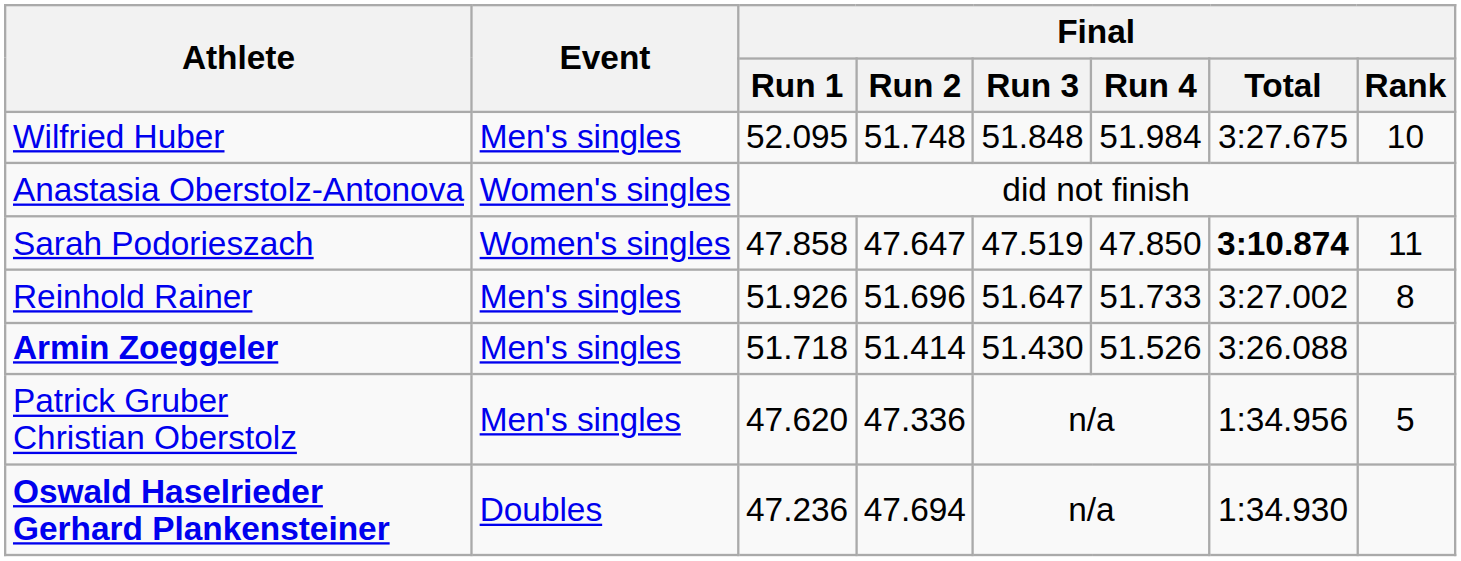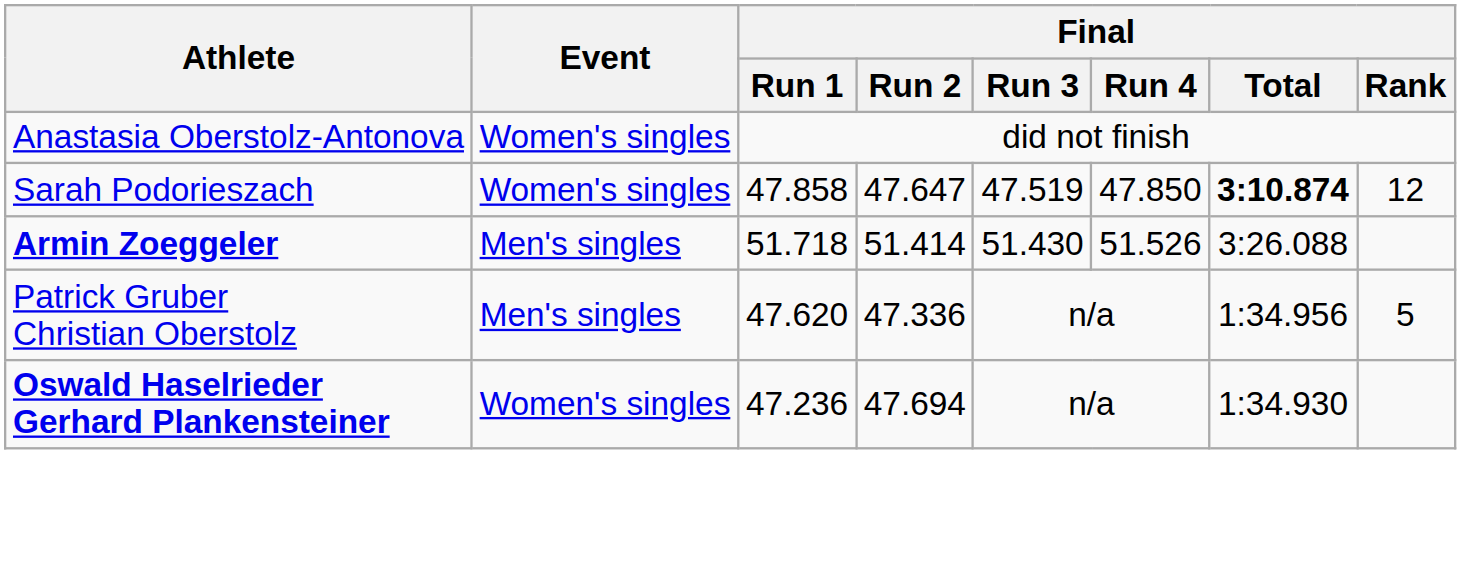- row: (119, 138)
(1405, 243) 11 -> (1405, 190) 12
- row: (133, 296)
(541, 510) Doubles -> (605, 404) Women's singles
